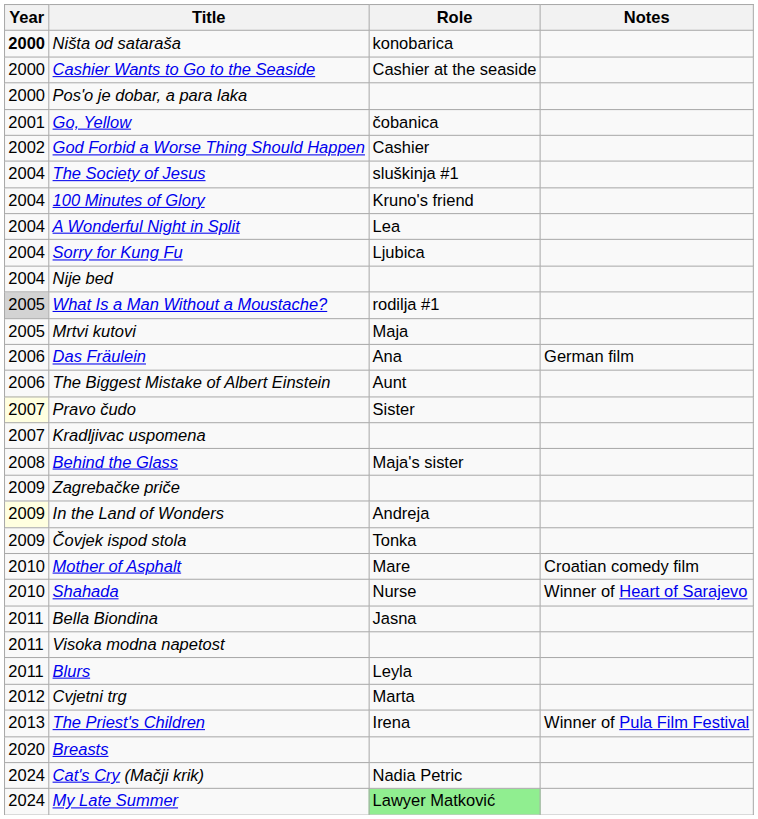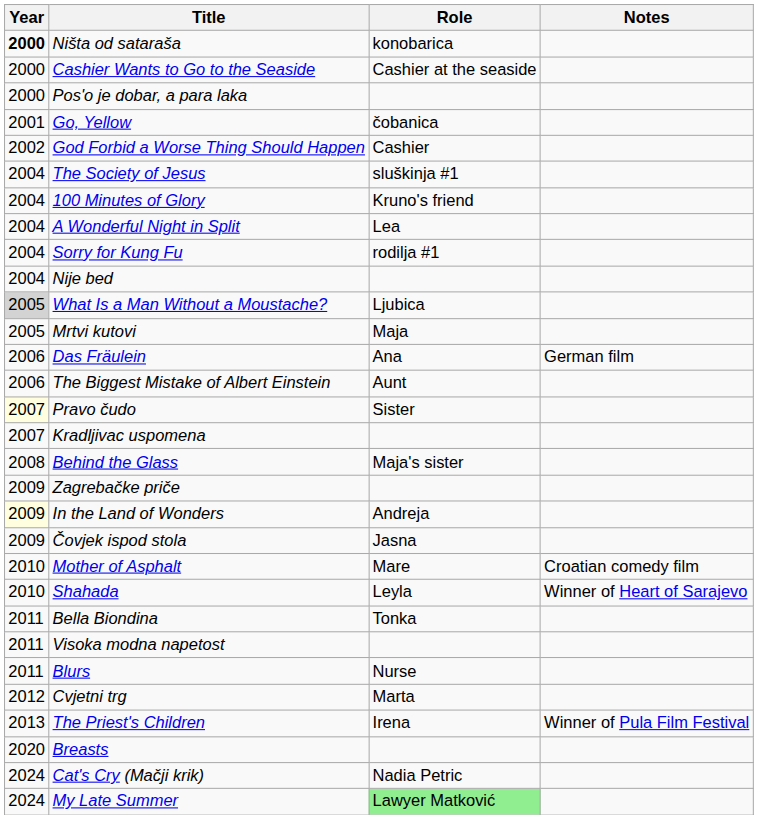(399, 252) Ljubica -> (406, 252) rodilja #1
(406, 305) rodilja #1 -> (399, 305) Ljubica
(395, 540) Tonka -> (395, 540) Jasna
(395, 592) Nurse -> (392, 592) Leyla
(395, 618) Jasna -> (395, 618) Tonka
(392, 670) Leyla -> (395, 670) Nurse
